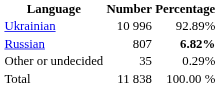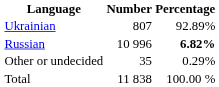(134, 26) 10 996 -> (142, 26) 807
(142, 43) 807 -> (134, 43) 10 996
